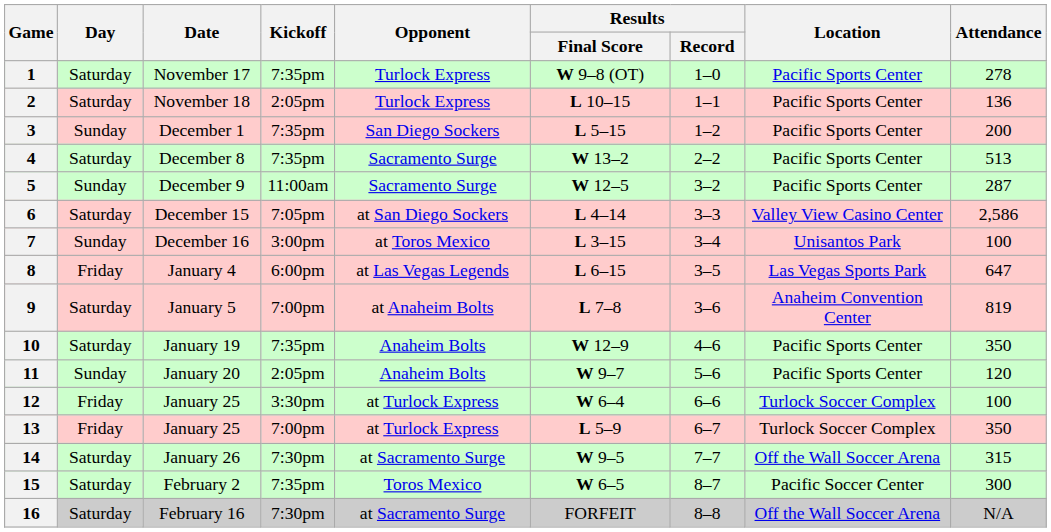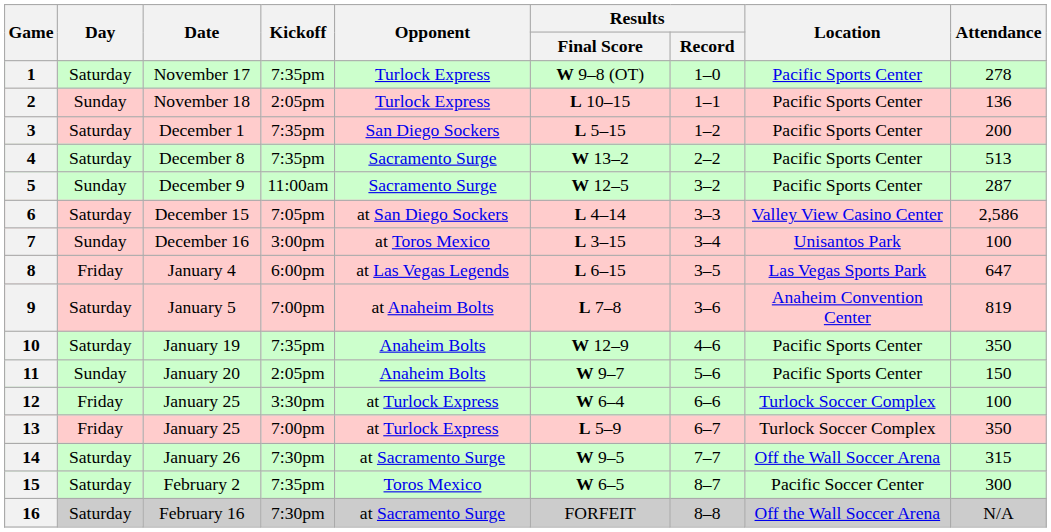(100, 102) Saturday -> (100, 102) Sunday
(100, 130) Sunday -> (100, 130) Saturday
(998, 373) 120 -> (998, 373) 150
